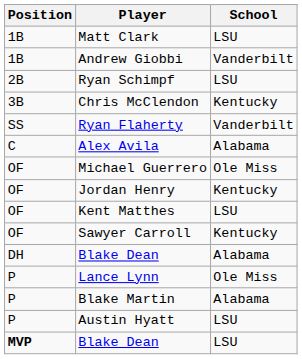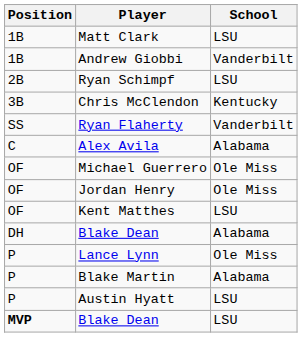(245, 190) Kentucky -> (245, 190) Ole Miss
- row: (16, 234)
